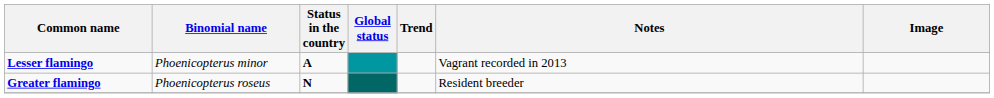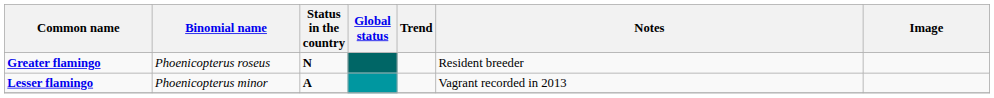rows swapped: (54, 83) <-> (50, 63)
